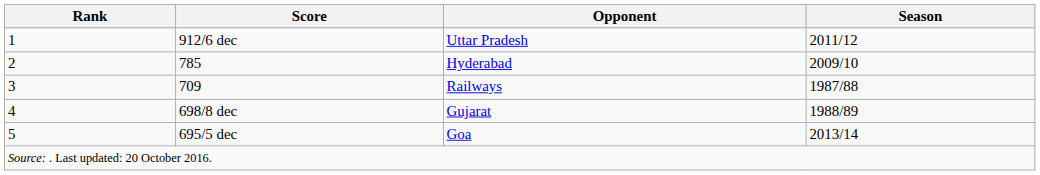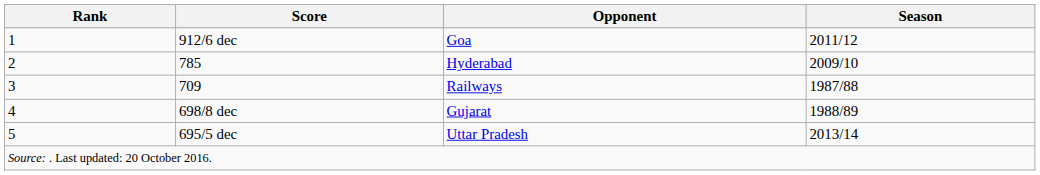(487, 39) Uttar Pradesh -> (459, 39) Goa
(459, 134) Goa -> (487, 134) Uttar Pradesh
